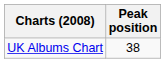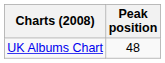(133, 48) 38 -> (133, 48) 48
